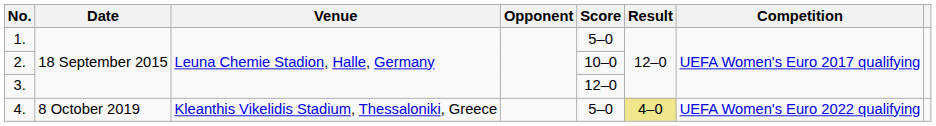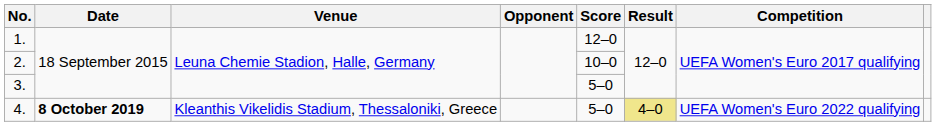(601, 39) 5–0 -> (601, 39) 12–0
(601, 86) 12–0 -> (601, 86) 5–0
(89, 109) normal -> (91, 109) bold
